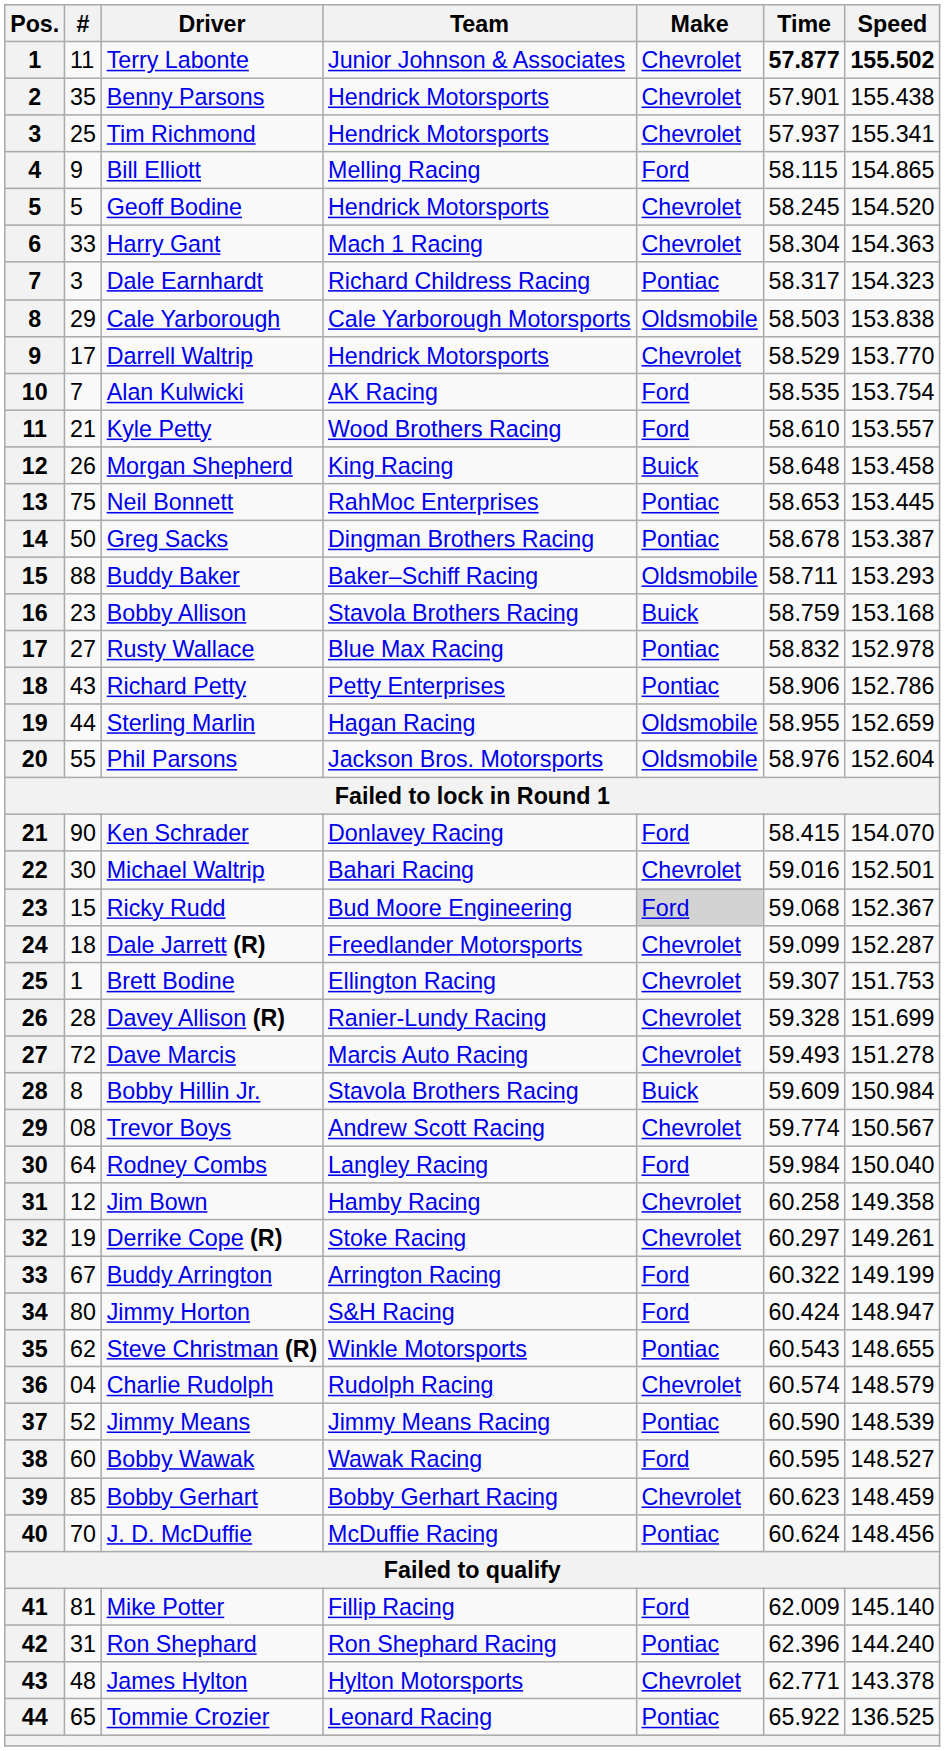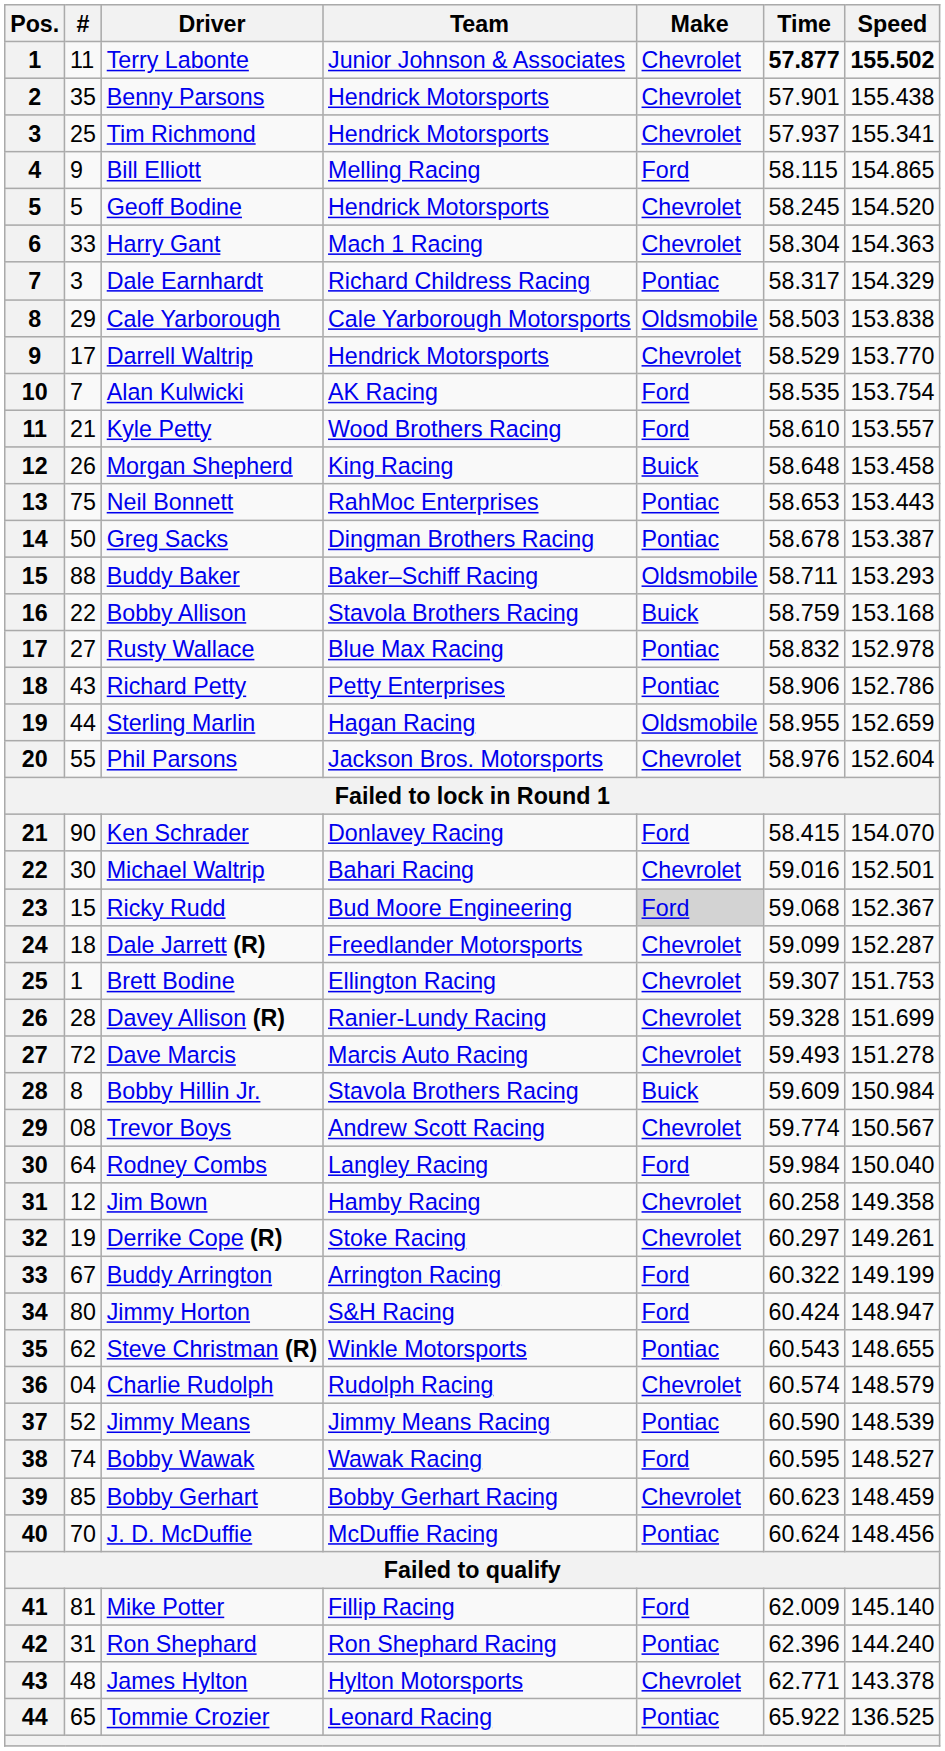(892, 281) 154.323 -> (892, 281) 154.329
(892, 502) 153.445 -> (892, 502) 153.443
(83, 612) 23 -> (83, 612) 22
(700, 760) Oldsmobile -> (691, 760) Chevrolet
(83, 1459) 60 -> (83, 1459) 74
